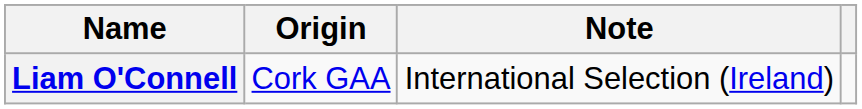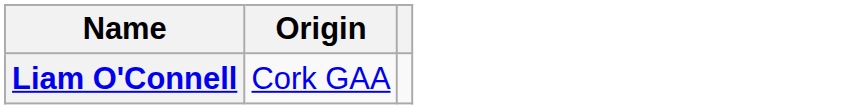- column: (619, 28)
